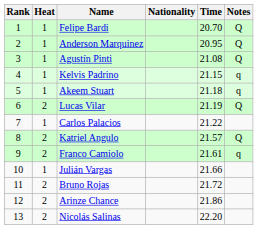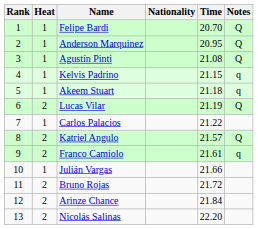(211, 201) 21.86 -> (211, 201) 21.84
